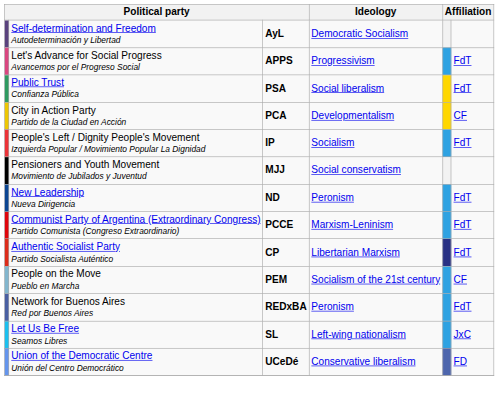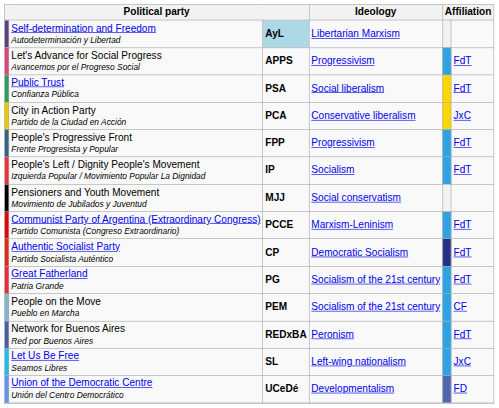(275, 34) no background -> (275, 34) lightblue background
(360, 34) Democratic Socialism -> (356, 34) Libertarian Marxism
(353, 116) Developmentalism -> (363, 116) Conservative liberalism
(460, 116) CF -> (462, 116) JxC
+ row: (72, 143)
- row: (48, 198)
(356, 252) Libertarian Marxism -> (360, 252) Democratic Socialism
+ row: (49, 280)
(363, 362) Conservative liberalism -> (353, 389) Developmentalism
